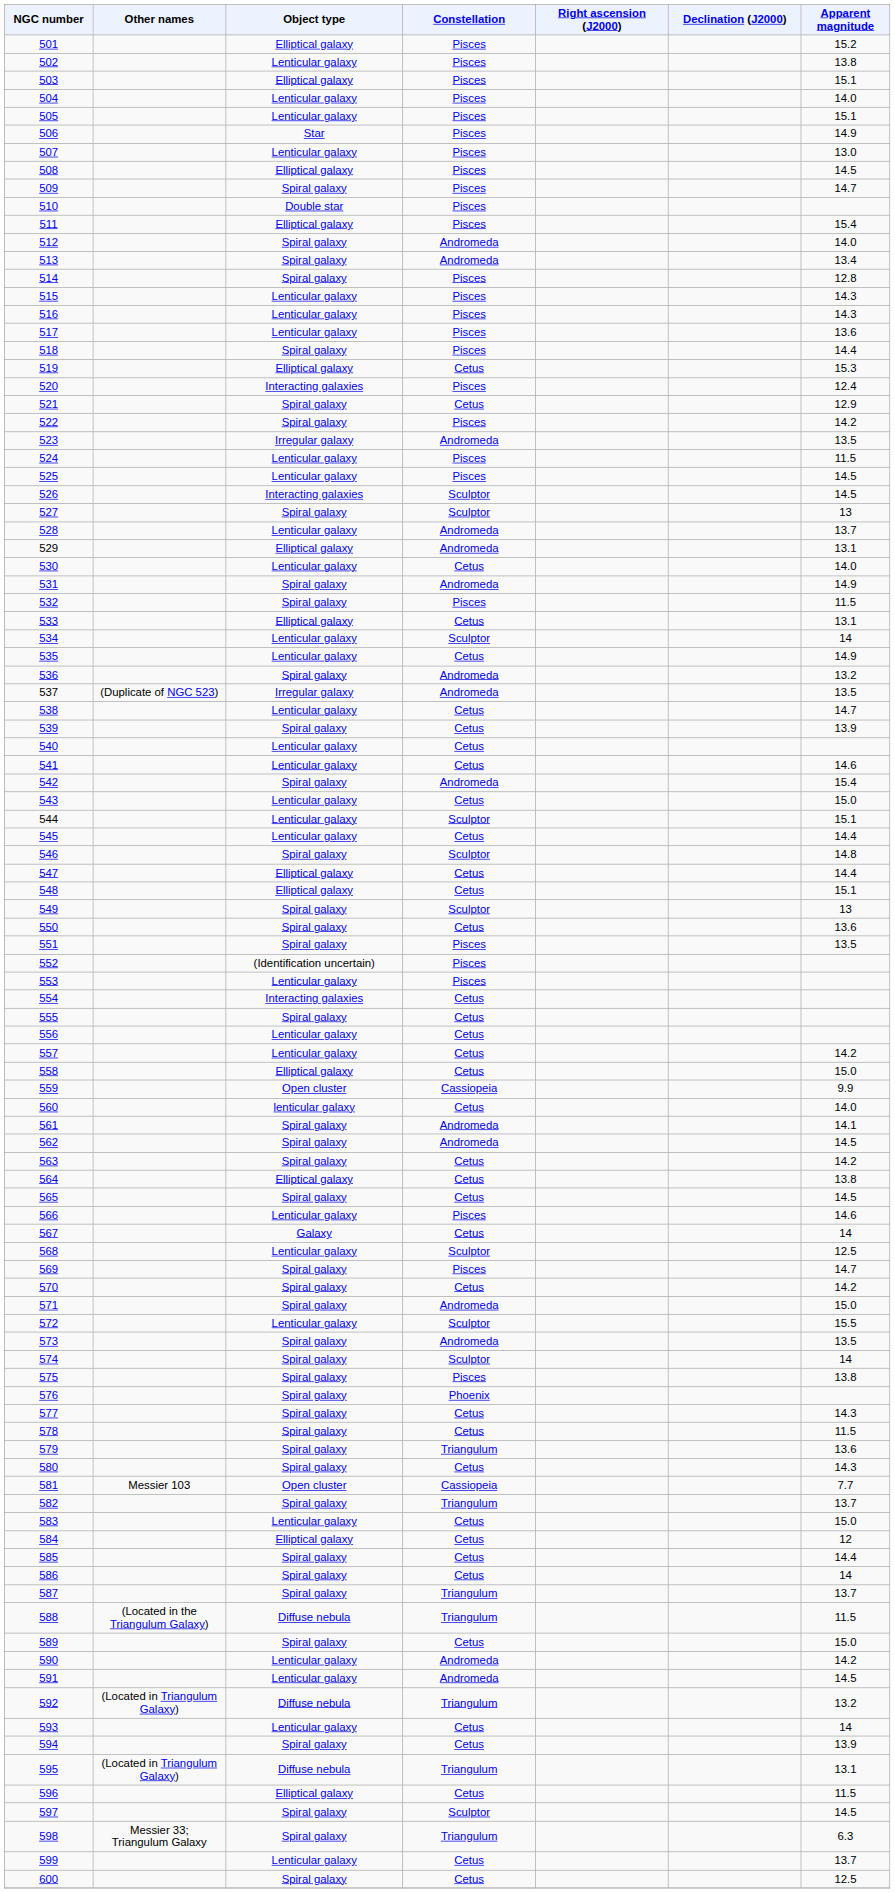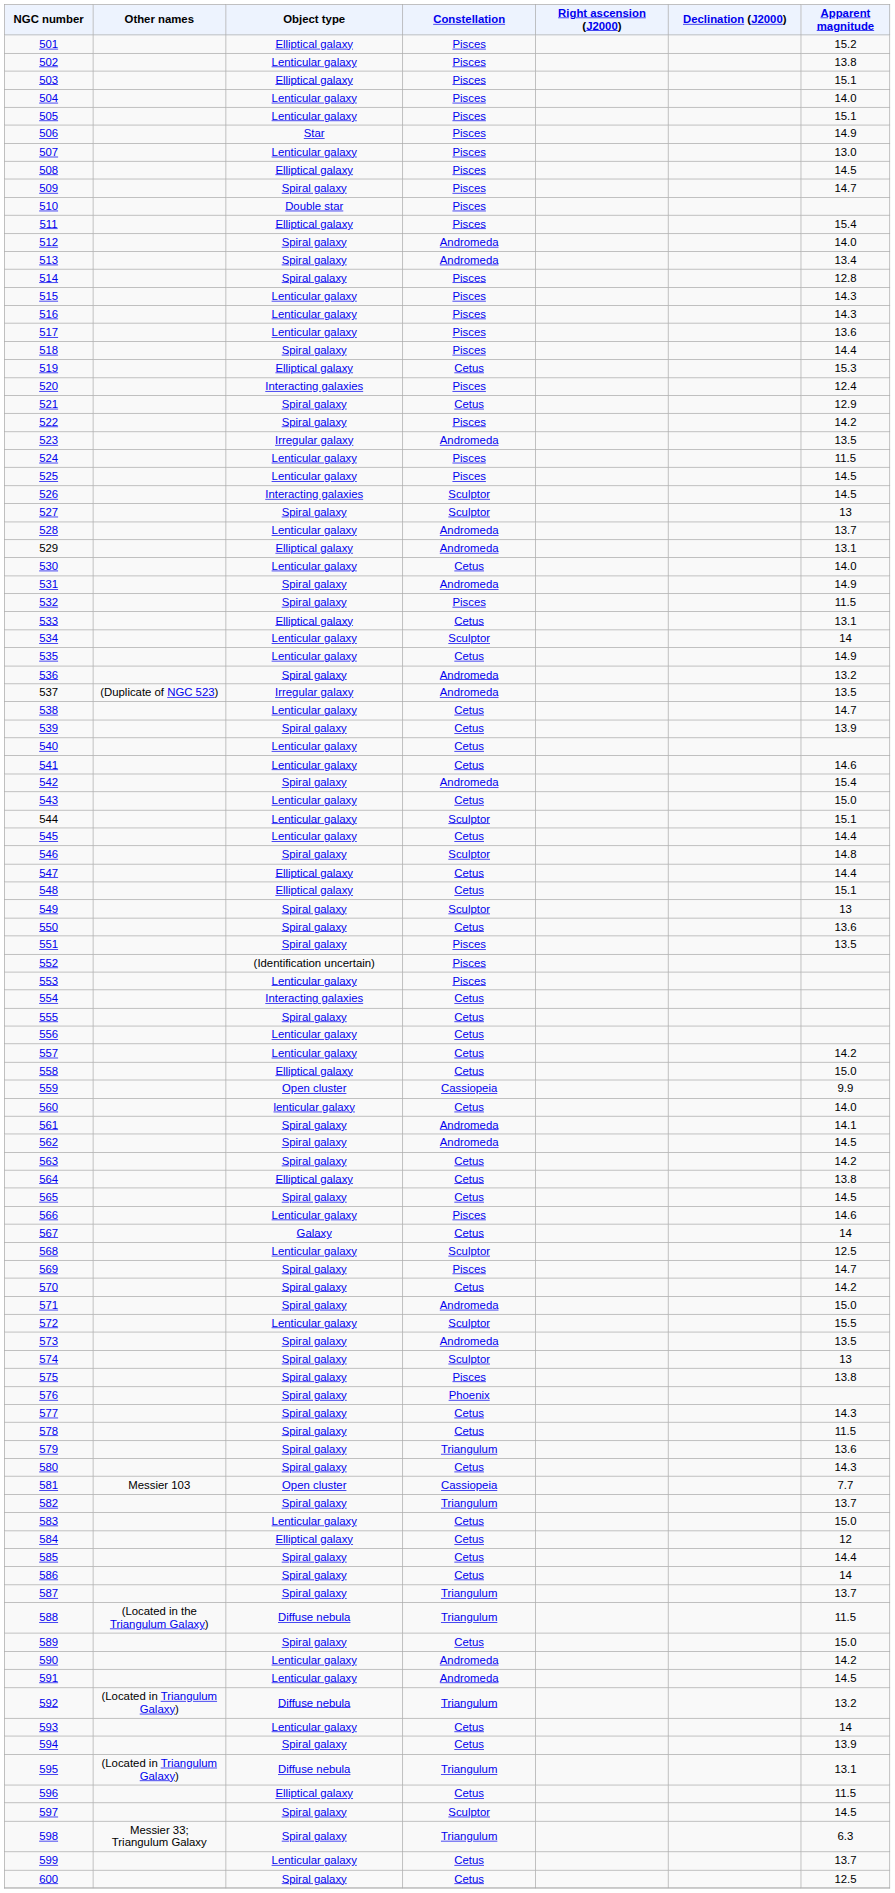(845, 1359) 14 -> (845, 1359) 13
